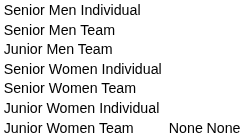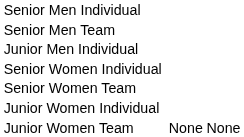+ row: (71, 49)
- row: (58, 49)
